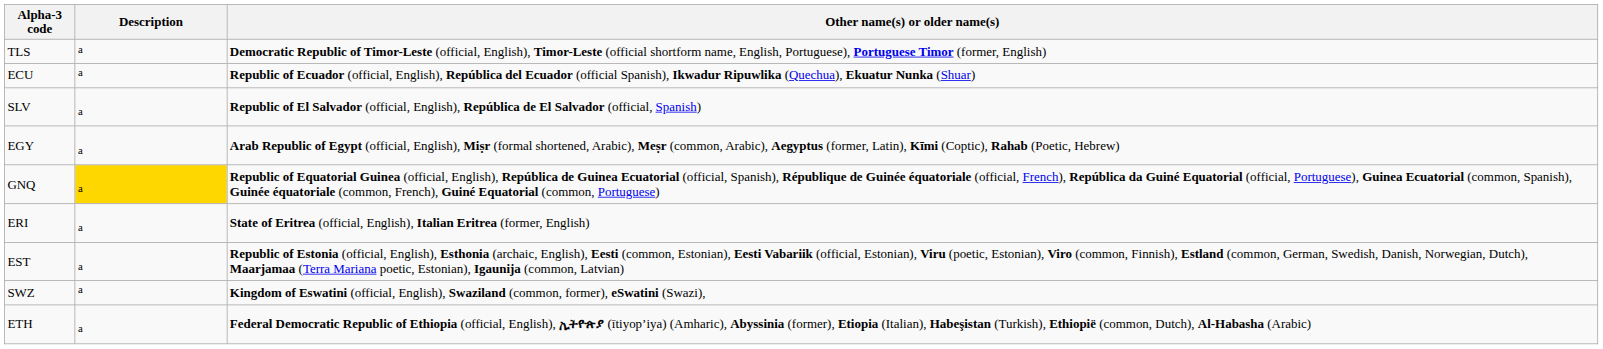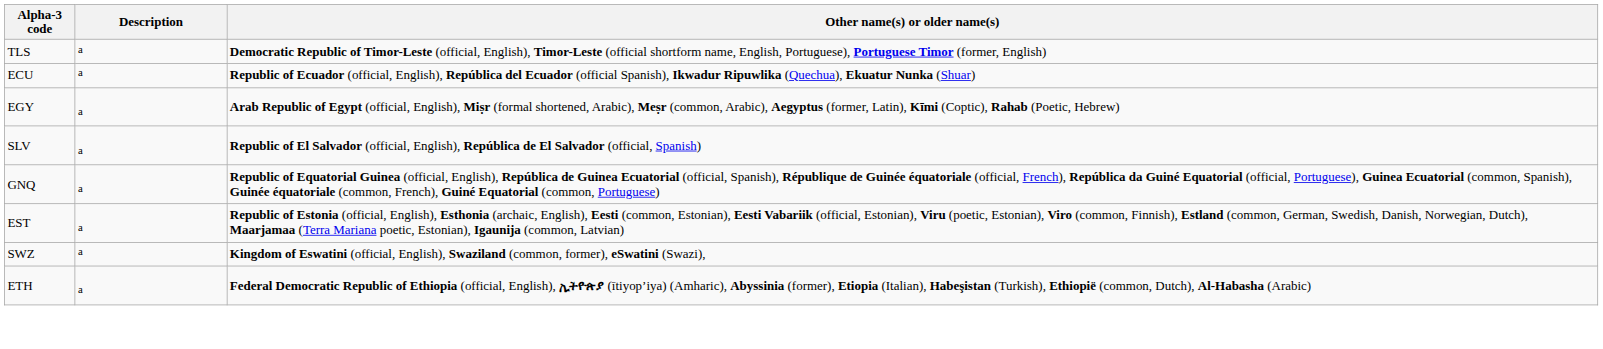rows swapped: (21, 145) <-> (19, 107)
(80, 189) gold background -> (80, 189) no background
- row: (18, 222)
